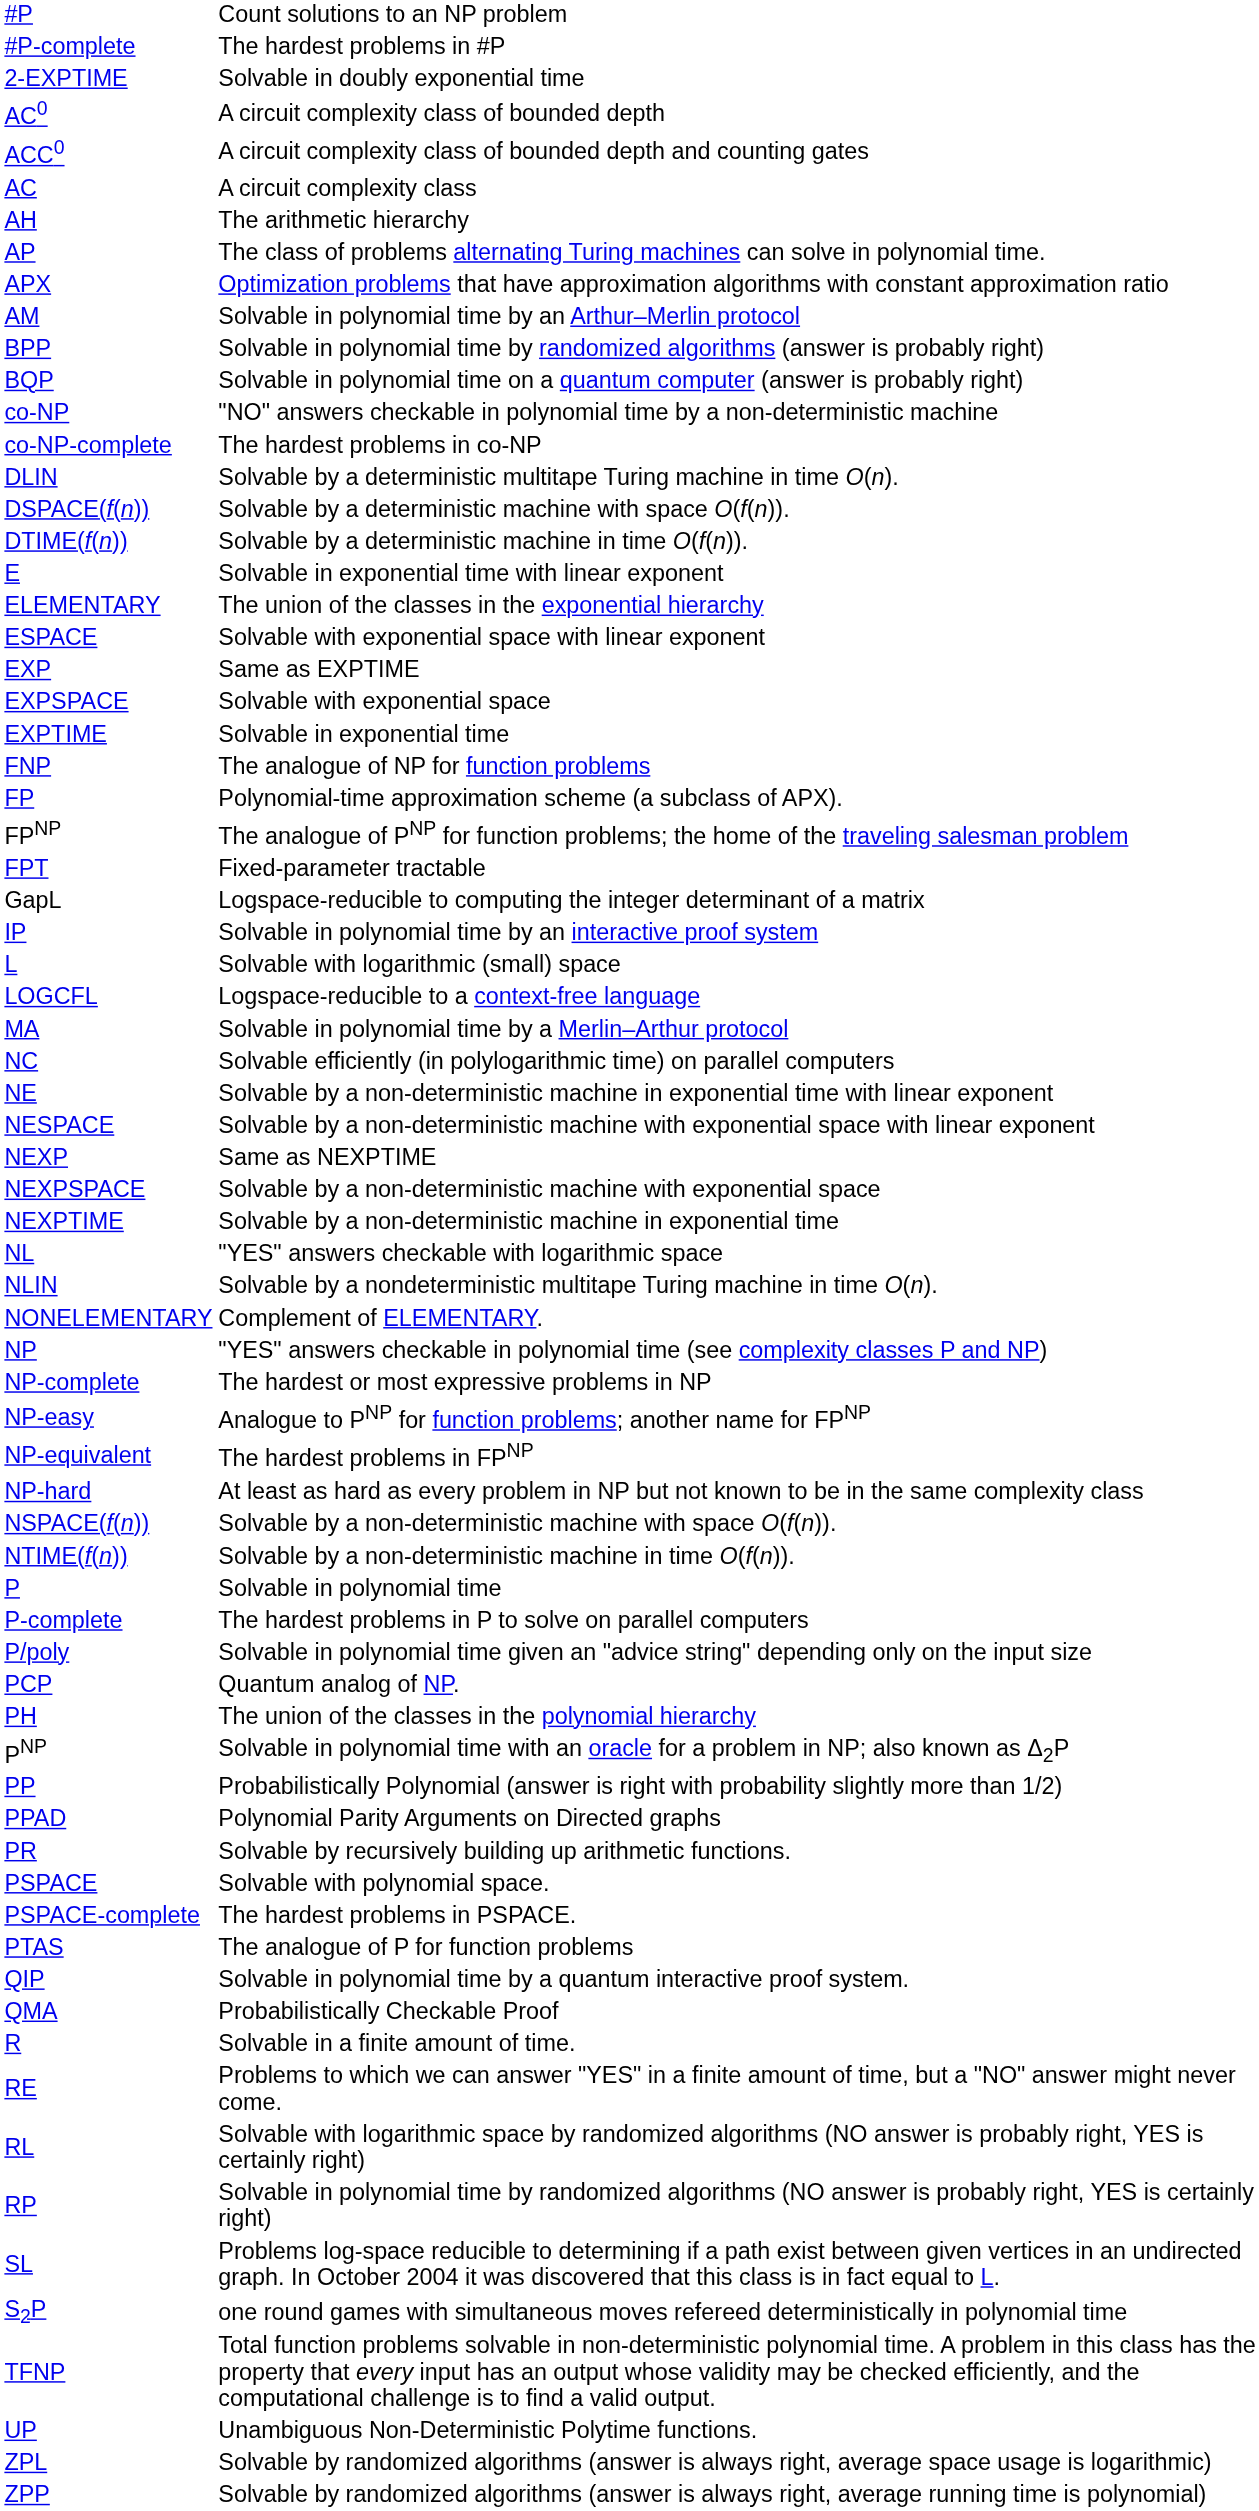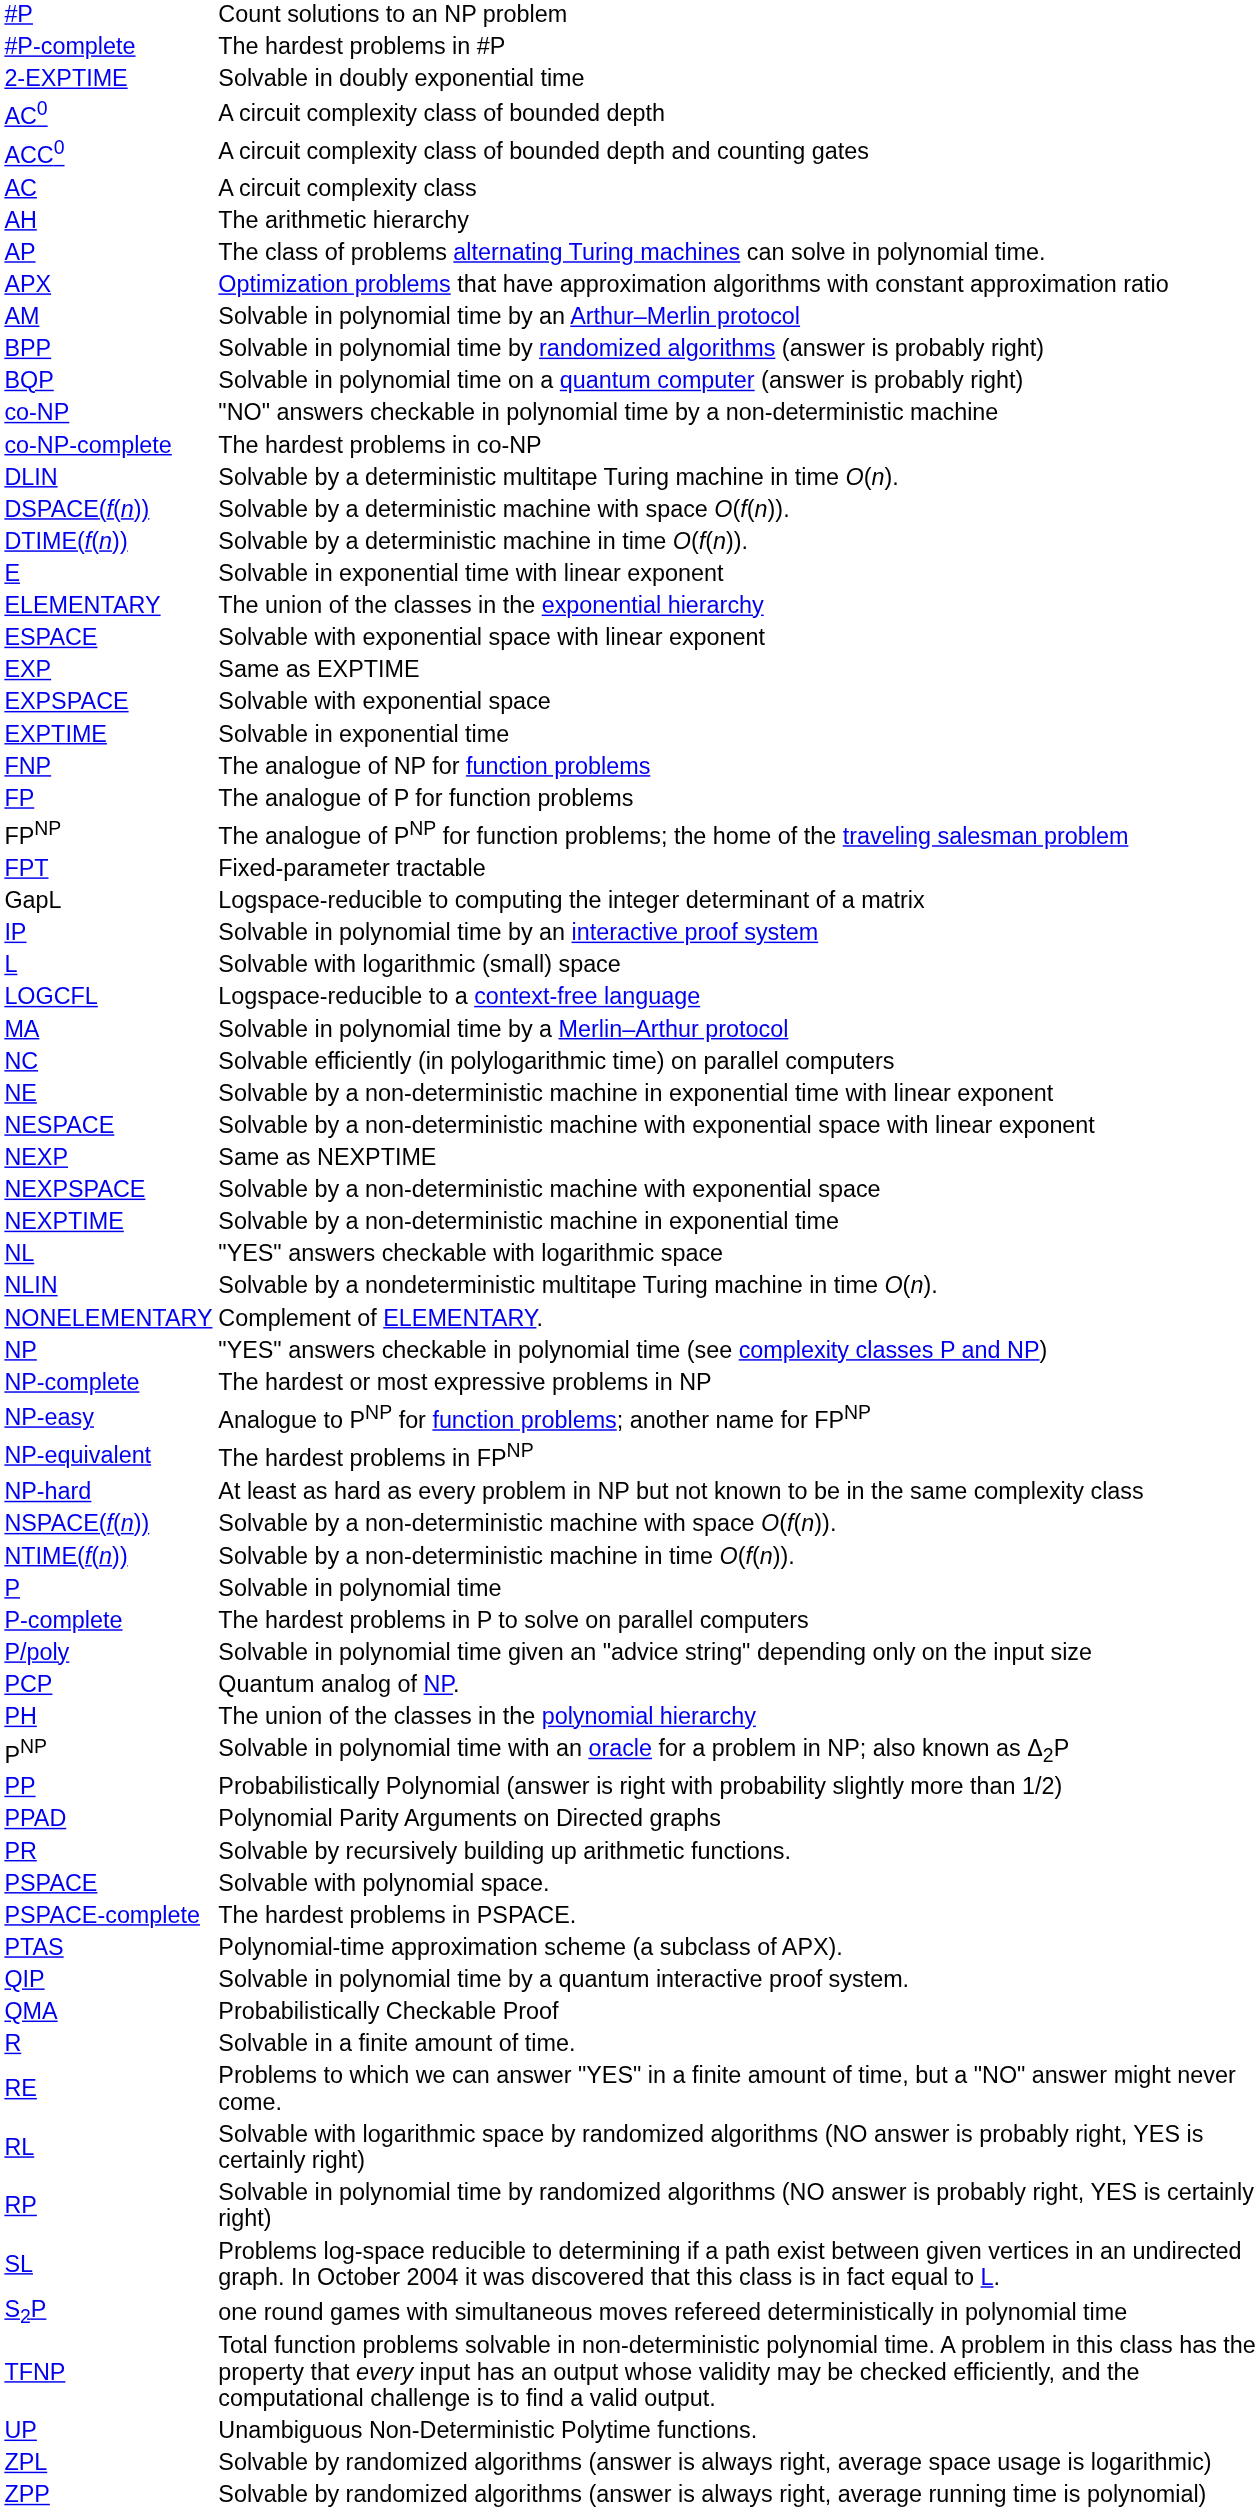(531, 797) Polynomial-time approximation scheme (a subclass of APX). -> (426, 797) The analogue of P for function problems
(426, 1947) The analogue of P for function problems -> (531, 1947) Polynomial-time approximation scheme (a subclass of APX).
